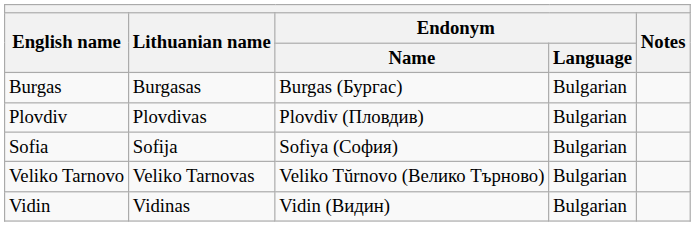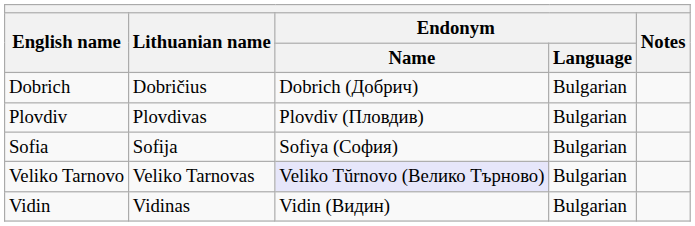- row: (35, 87)
+ row: (40, 87)
(412, 176) no background -> (412, 176) lavender background
